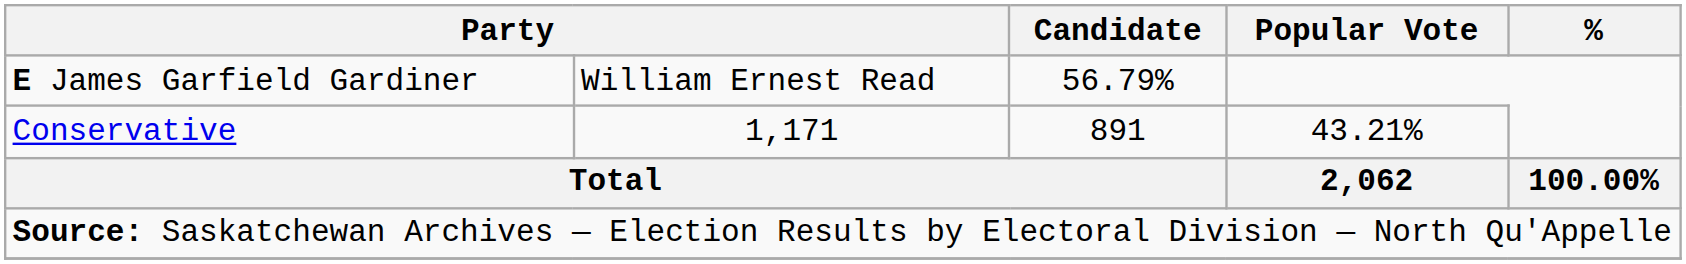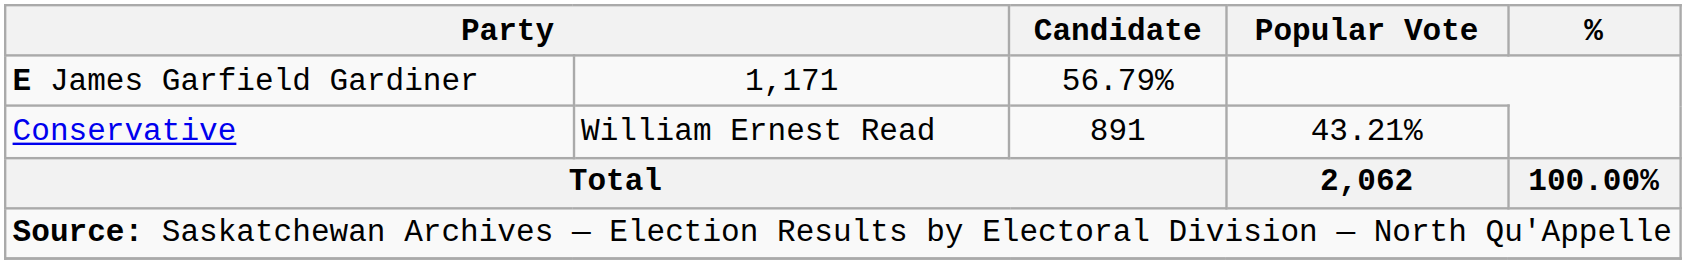(758, 81) William Ernest Read -> (792, 81) 1,171
(792, 132) 1,171 -> (758, 132) William Ernest Read
